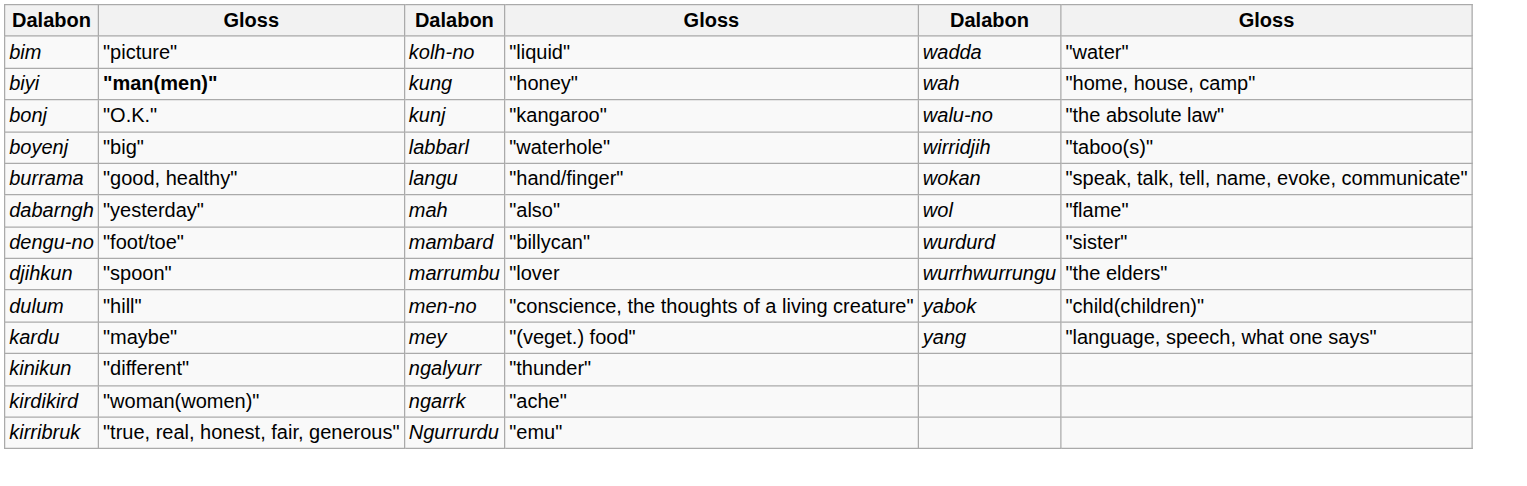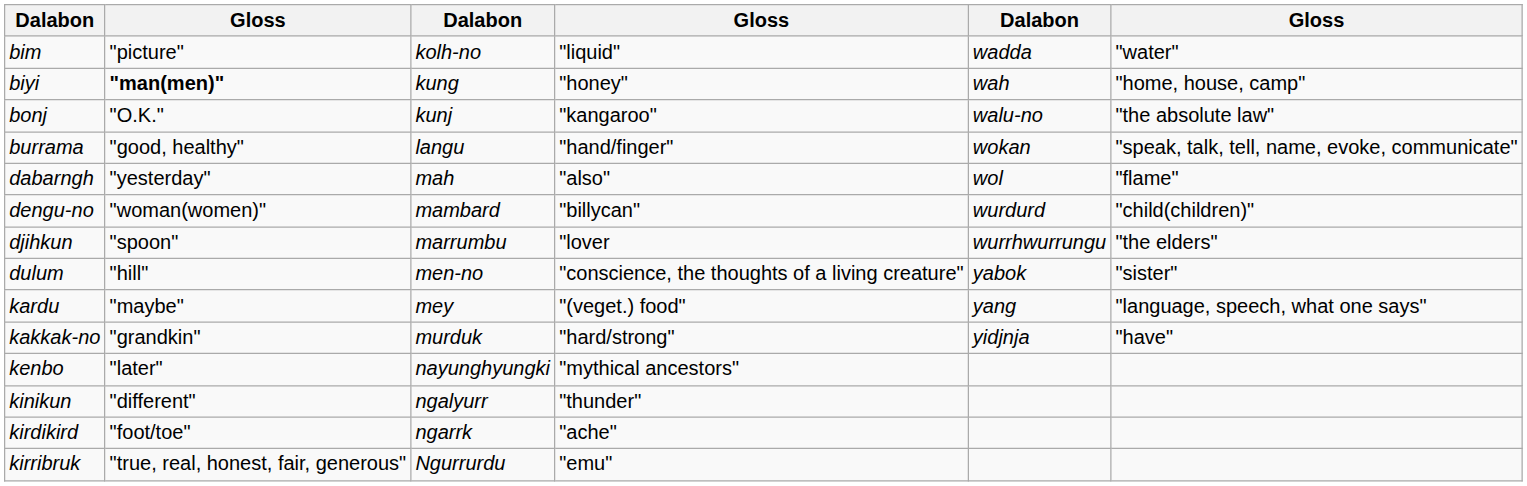- row: (39, 147)
(143, 242) "foot/toe" -> (188, 210) "woman(women)"
(1096, 242) "sister" -> (1185, 210) "child(children)"
(1135, 305) "child(children)" -> (1146, 274) "sister"
+ row: (55, 337)
+ row: (36, 369)
(181, 400) "woman(women)" -> (150, 432) "foot/toe"
